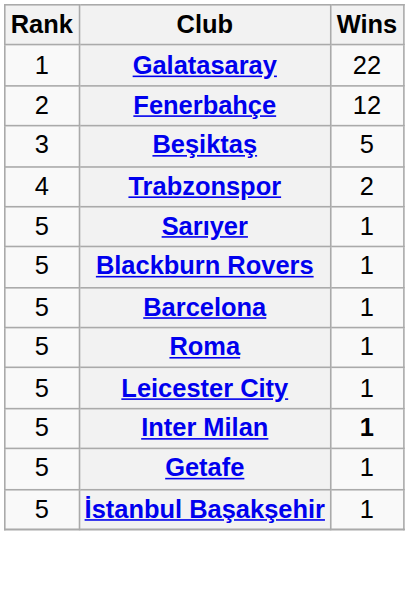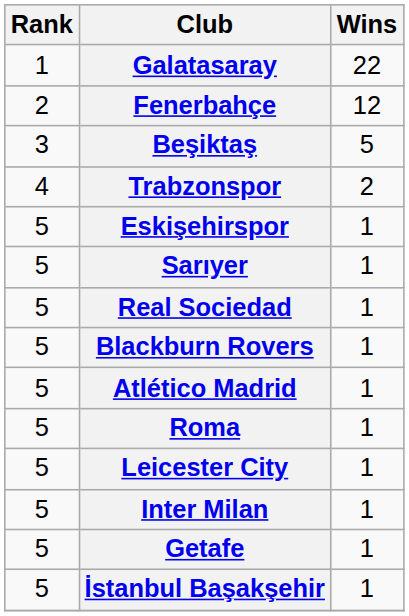+ row: (205, 226)
+ row: (205, 307)
+ row: (205, 387)
- row: (205, 307)
(367, 428) bold -> (367, 508) normal
